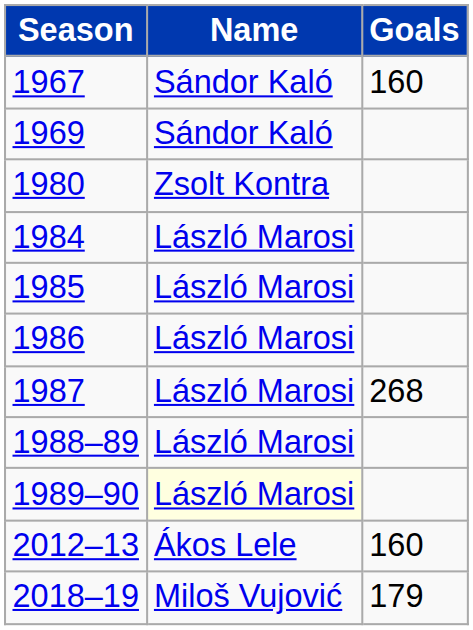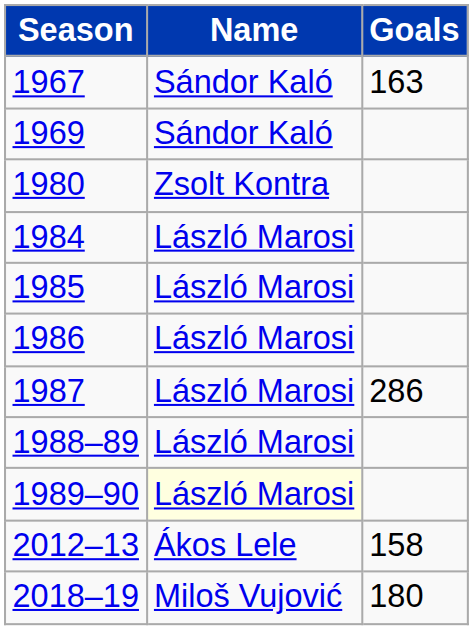(396, 81) 160 -> (396, 81) 163
(396, 390) 268 -> (396, 390) 286
(396, 545) 160 -> (396, 545) 158
(396, 596) 179 -> (396, 596) 180
